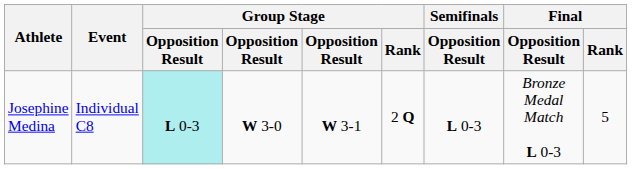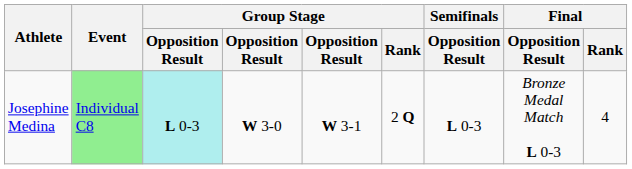(107, 117) no background -> (107, 117) lightgreen background
(605, 117) 5 -> (605, 117) 4
